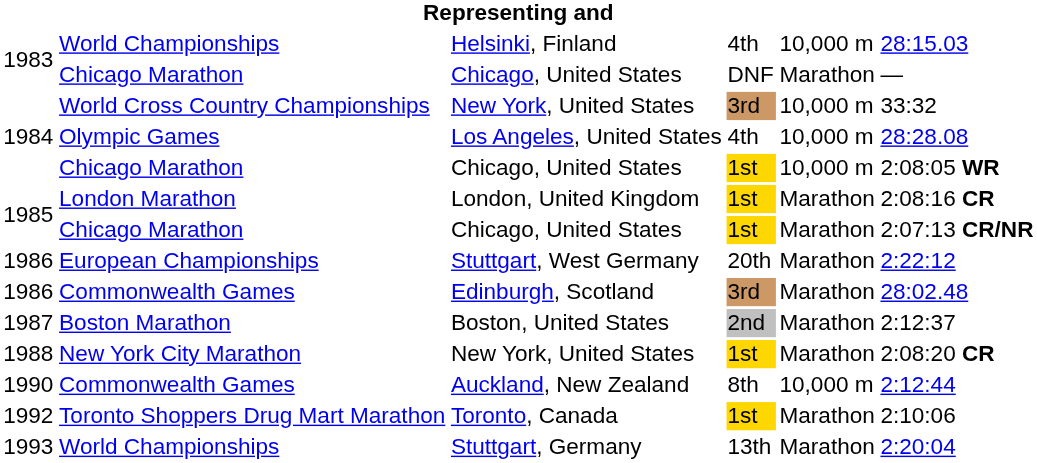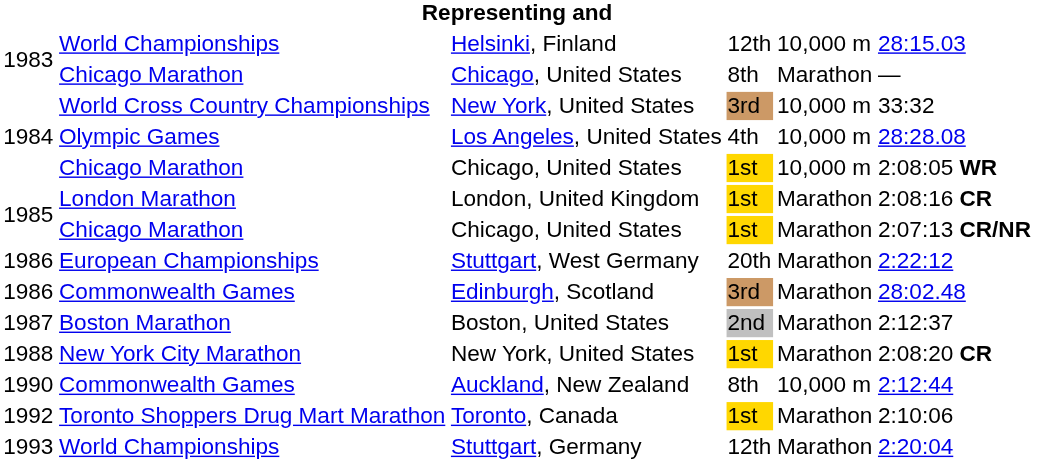(743, 43) 4th -> (749, 43) 12th
(751, 74) DNF -> (743, 74) 8th
(749, 446) 13th -> (749, 446) 12th
